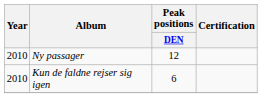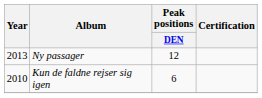(17, 56) 2010 -> (17, 56) 2013
